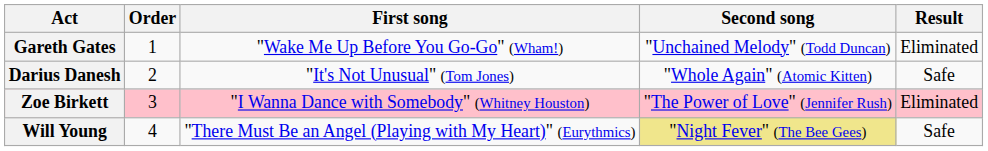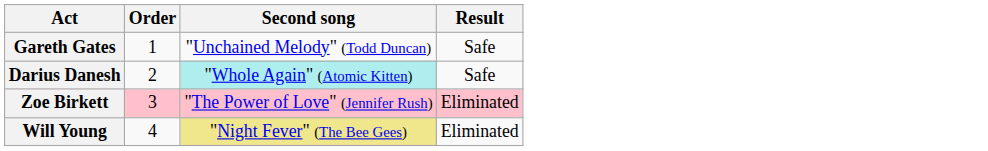- column: (410, 18)
(939, 46) Eliminated -> (480, 46) Safe
(768, 74) no background -> (308, 74) paleturquoise background
(939, 131) Safe -> (480, 131) Eliminated
